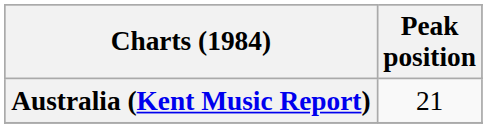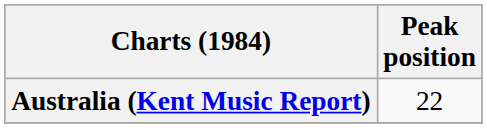(430, 100) 21 -> (430, 100) 22
